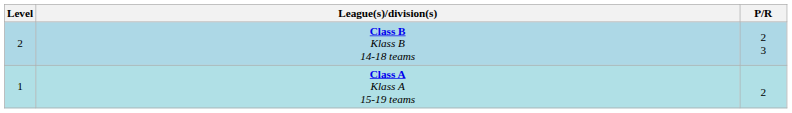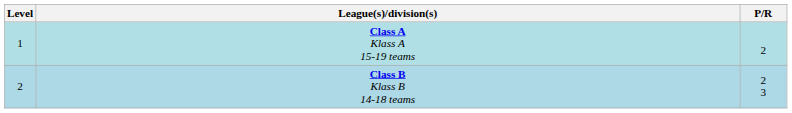rows swapped: (388, 86) <-> (388, 43)
